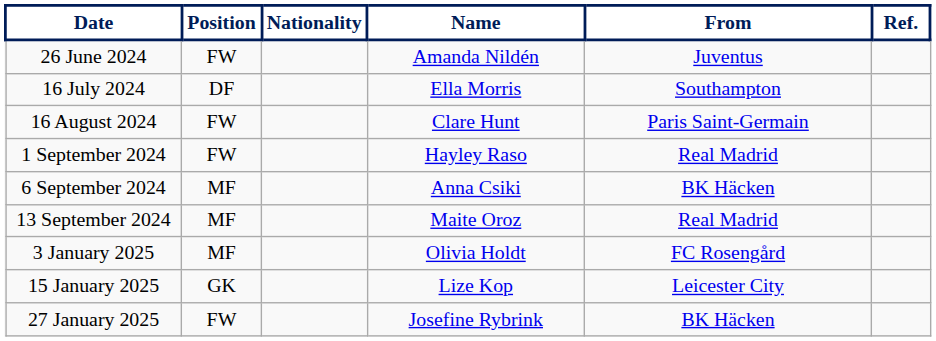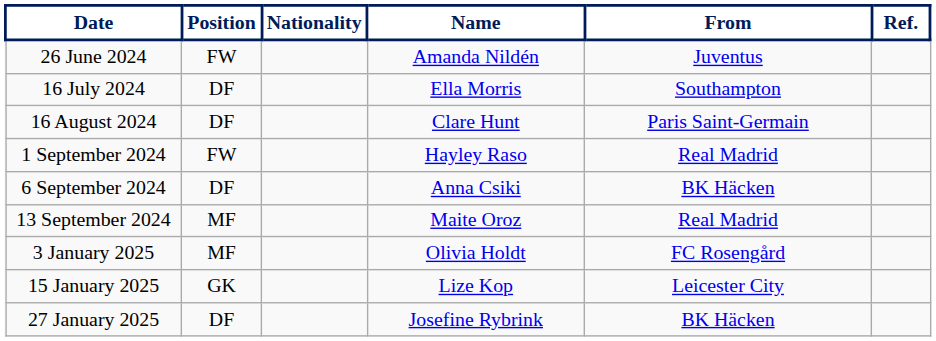(222, 122) FW -> (222, 122) DF
(222, 187) MF -> (222, 187) DF
(222, 319) FW -> (222, 319) DF
